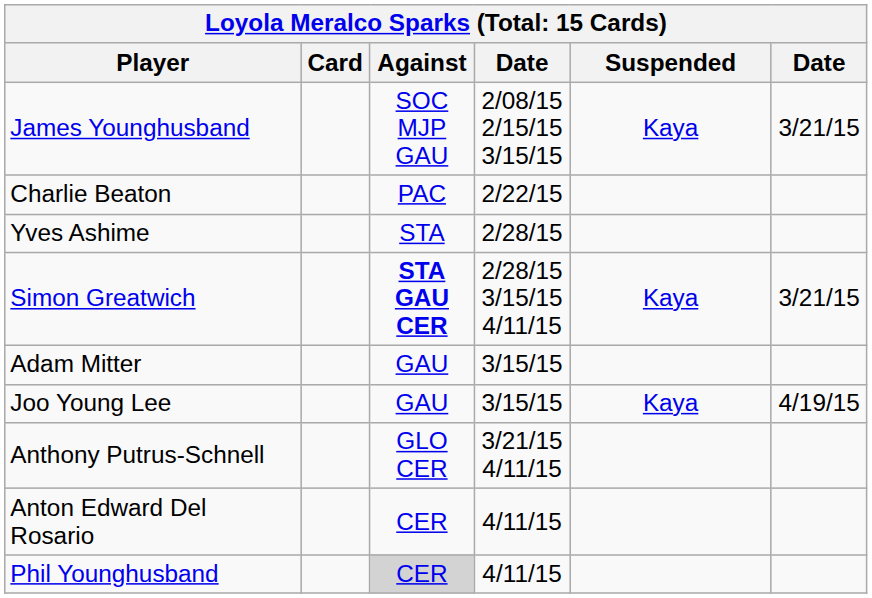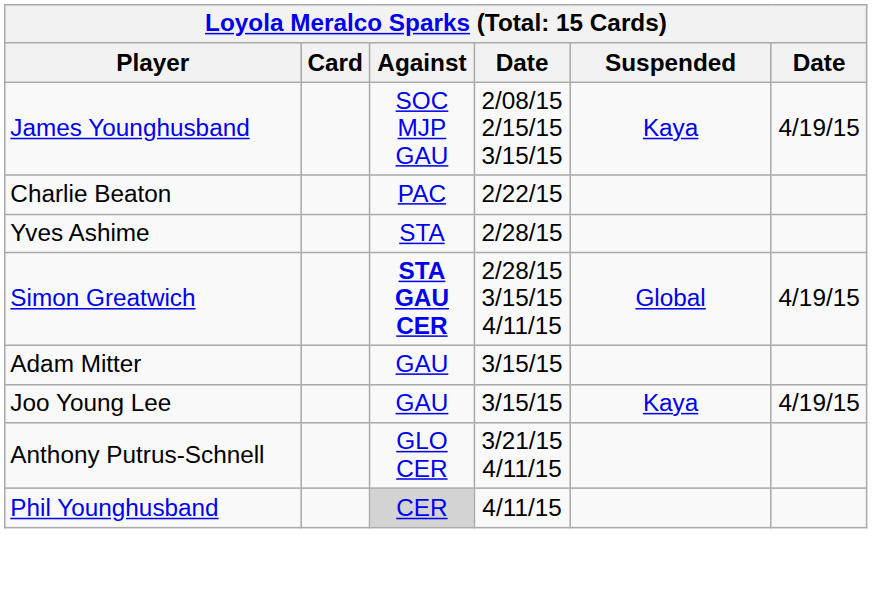(819, 128) 3/21/15 -> (819, 128) 4/19/15
(671, 298) Kaya -> (671, 298) Global
(819, 298) 3/21/15 -> (819, 298) 4/19/15
- row: (108, 521)
